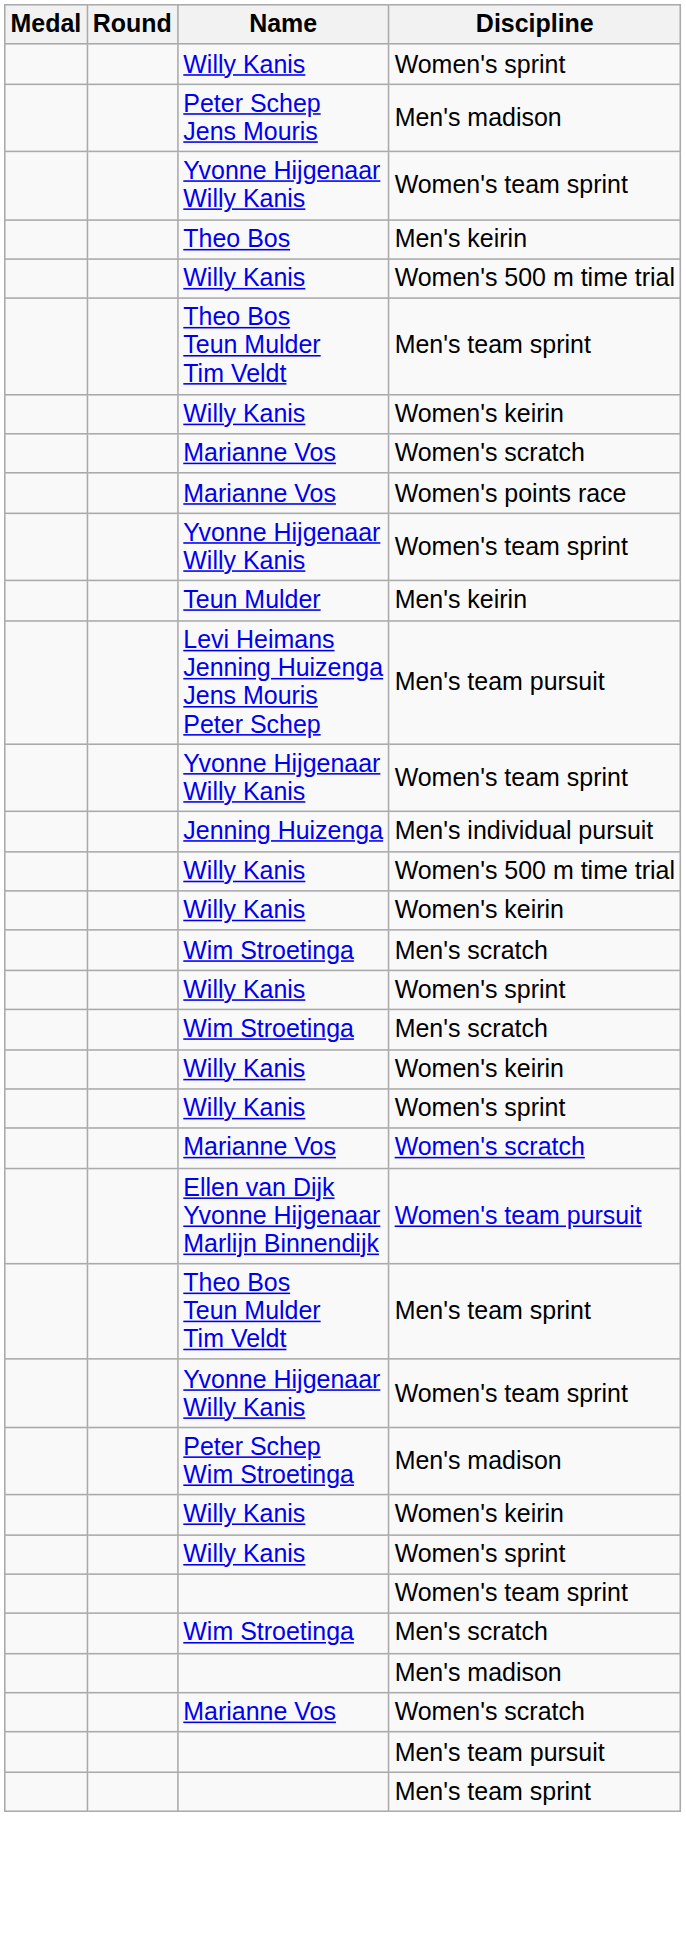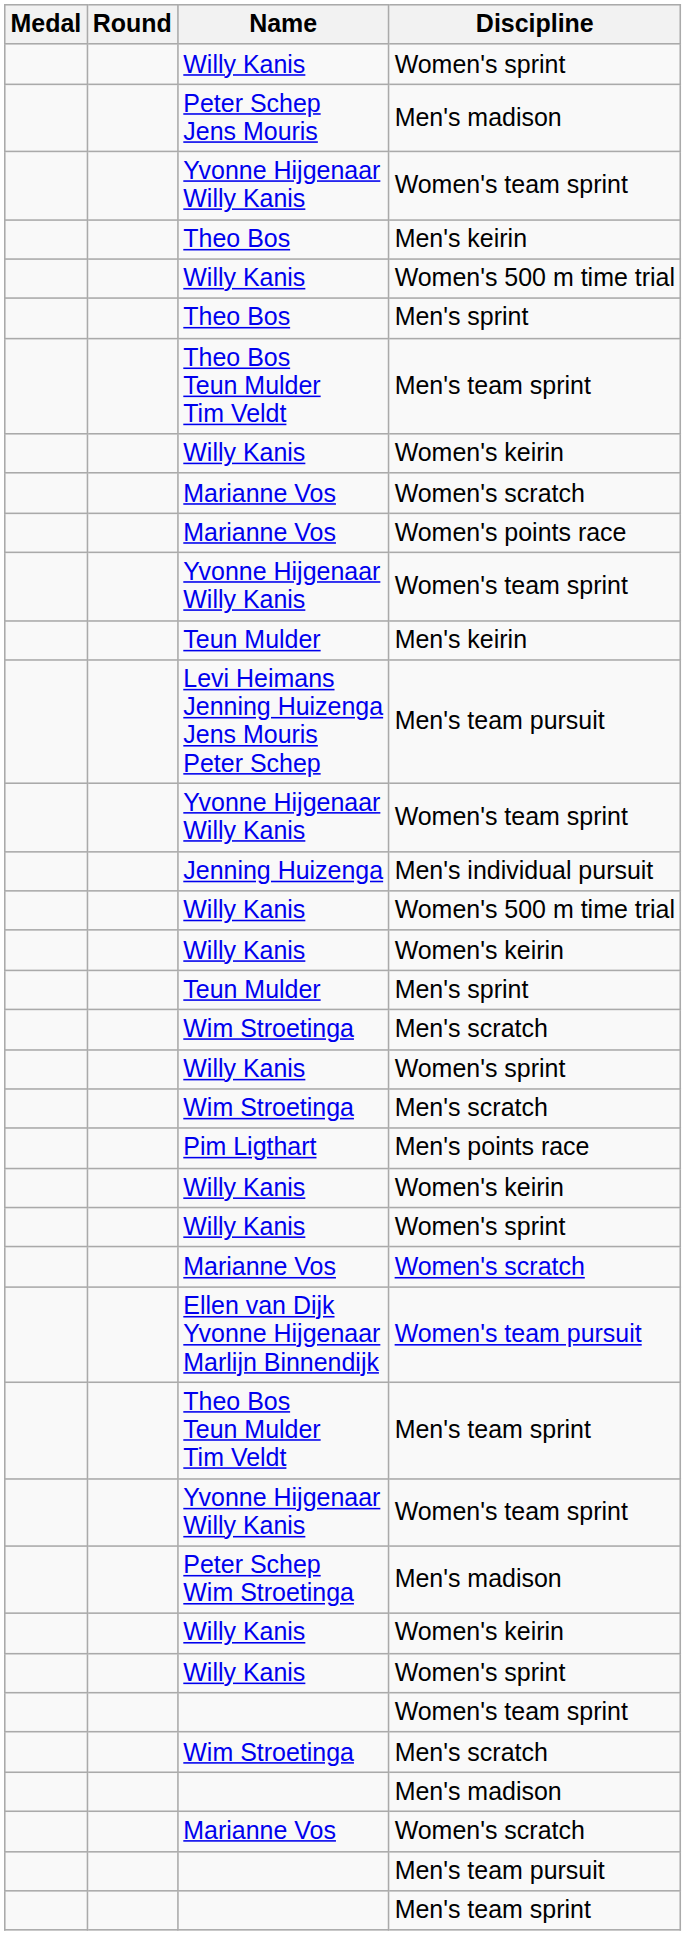+ row: (237, 317)
+ row: (252, 989)
+ row: (250, 1147)
